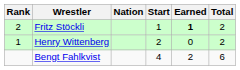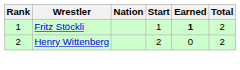(18, 27) 2 -> (18, 27) 1
(18, 42) 1 -> (18, 42) 2
- row: (67, 57)
